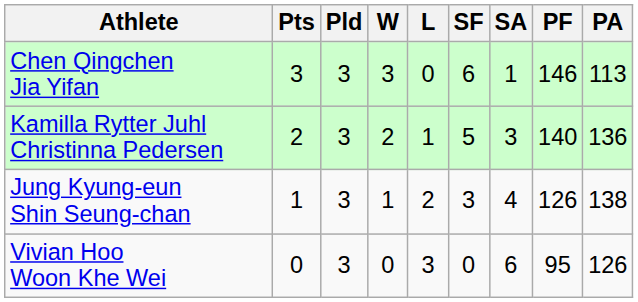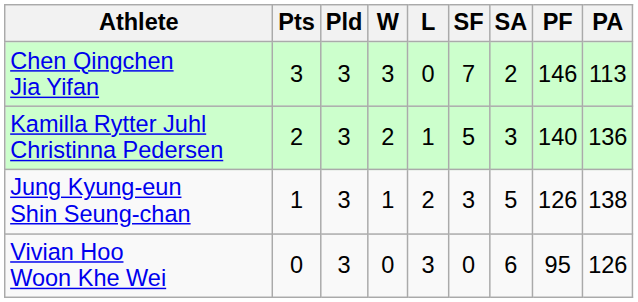(469, 73) 6 -> (469, 73) 7
(511, 73) 1 -> (511, 73) 2
(511, 201) 4 -> (511, 201) 5
